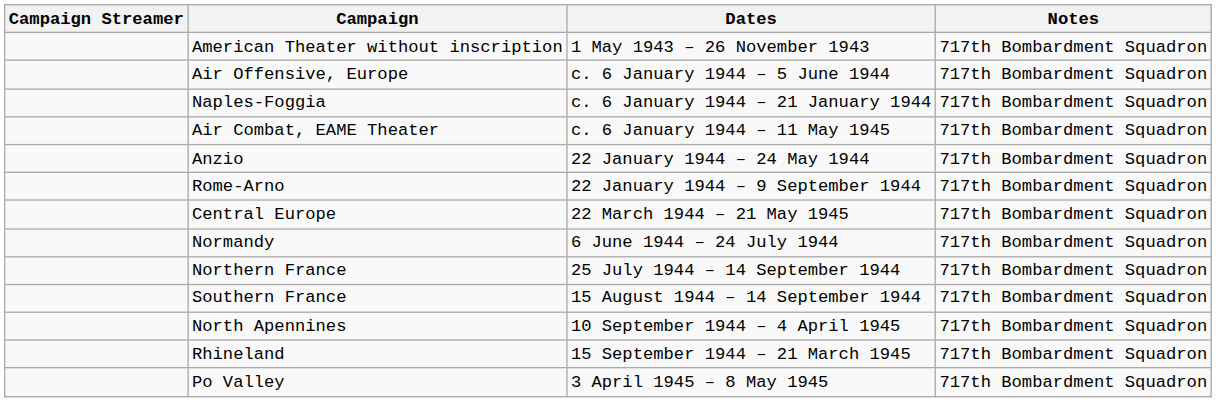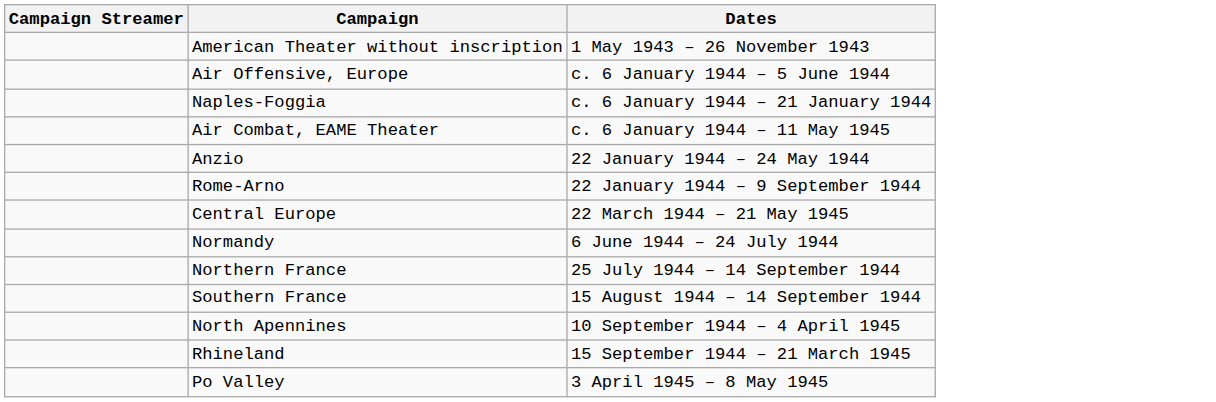- column: (1073, 19)
